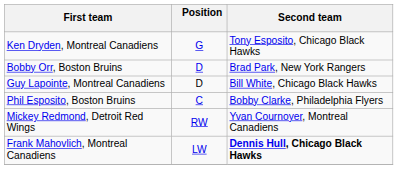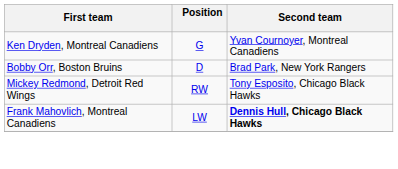(297, 46) Tony Esposito, Chicago Black Hawks -> (289, 46) Yvan Cournoyer, Montreal Canadiens
- row: (86, 84)
- row: (71, 100)
(289, 122) Yvan Cournoyer, Montreal Canadiens -> (297, 90) Tony Esposito, Chicago Black Hawks
